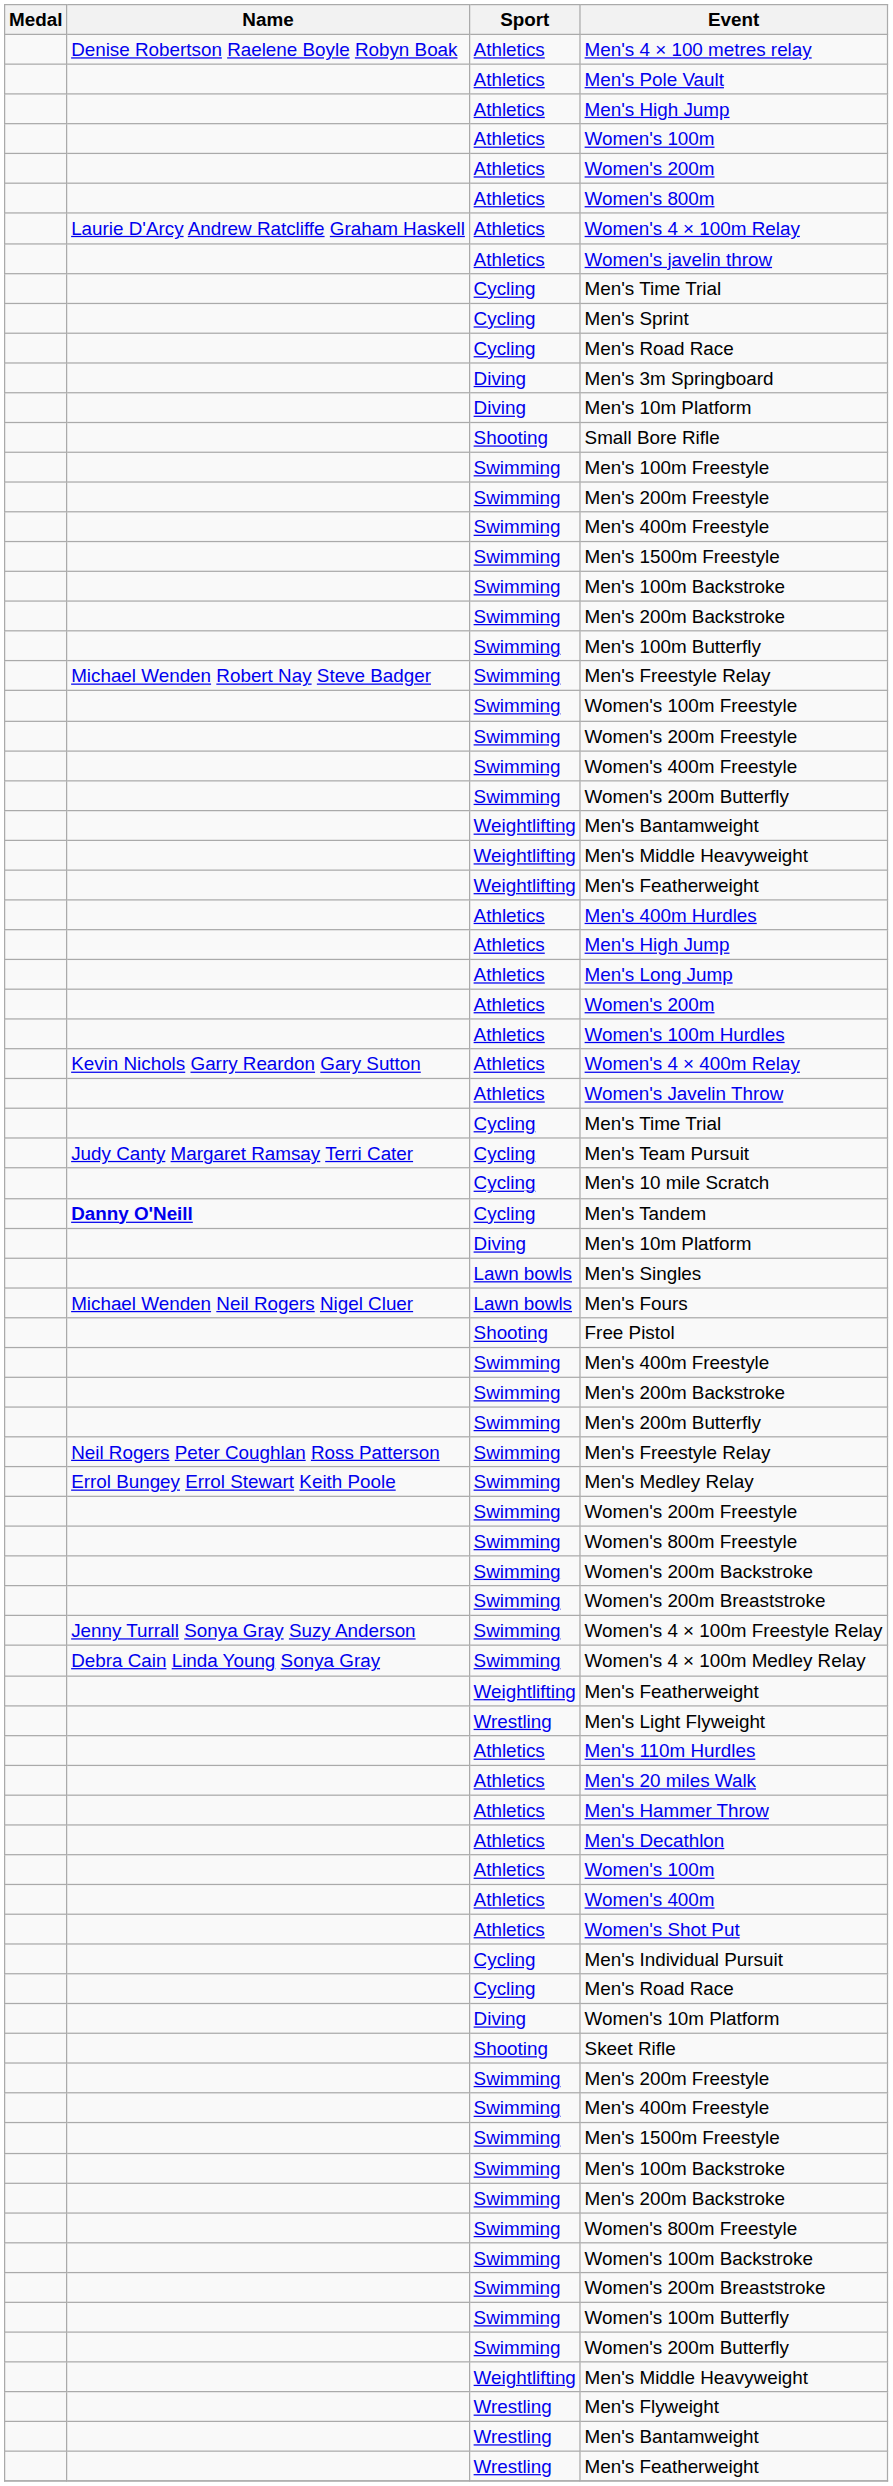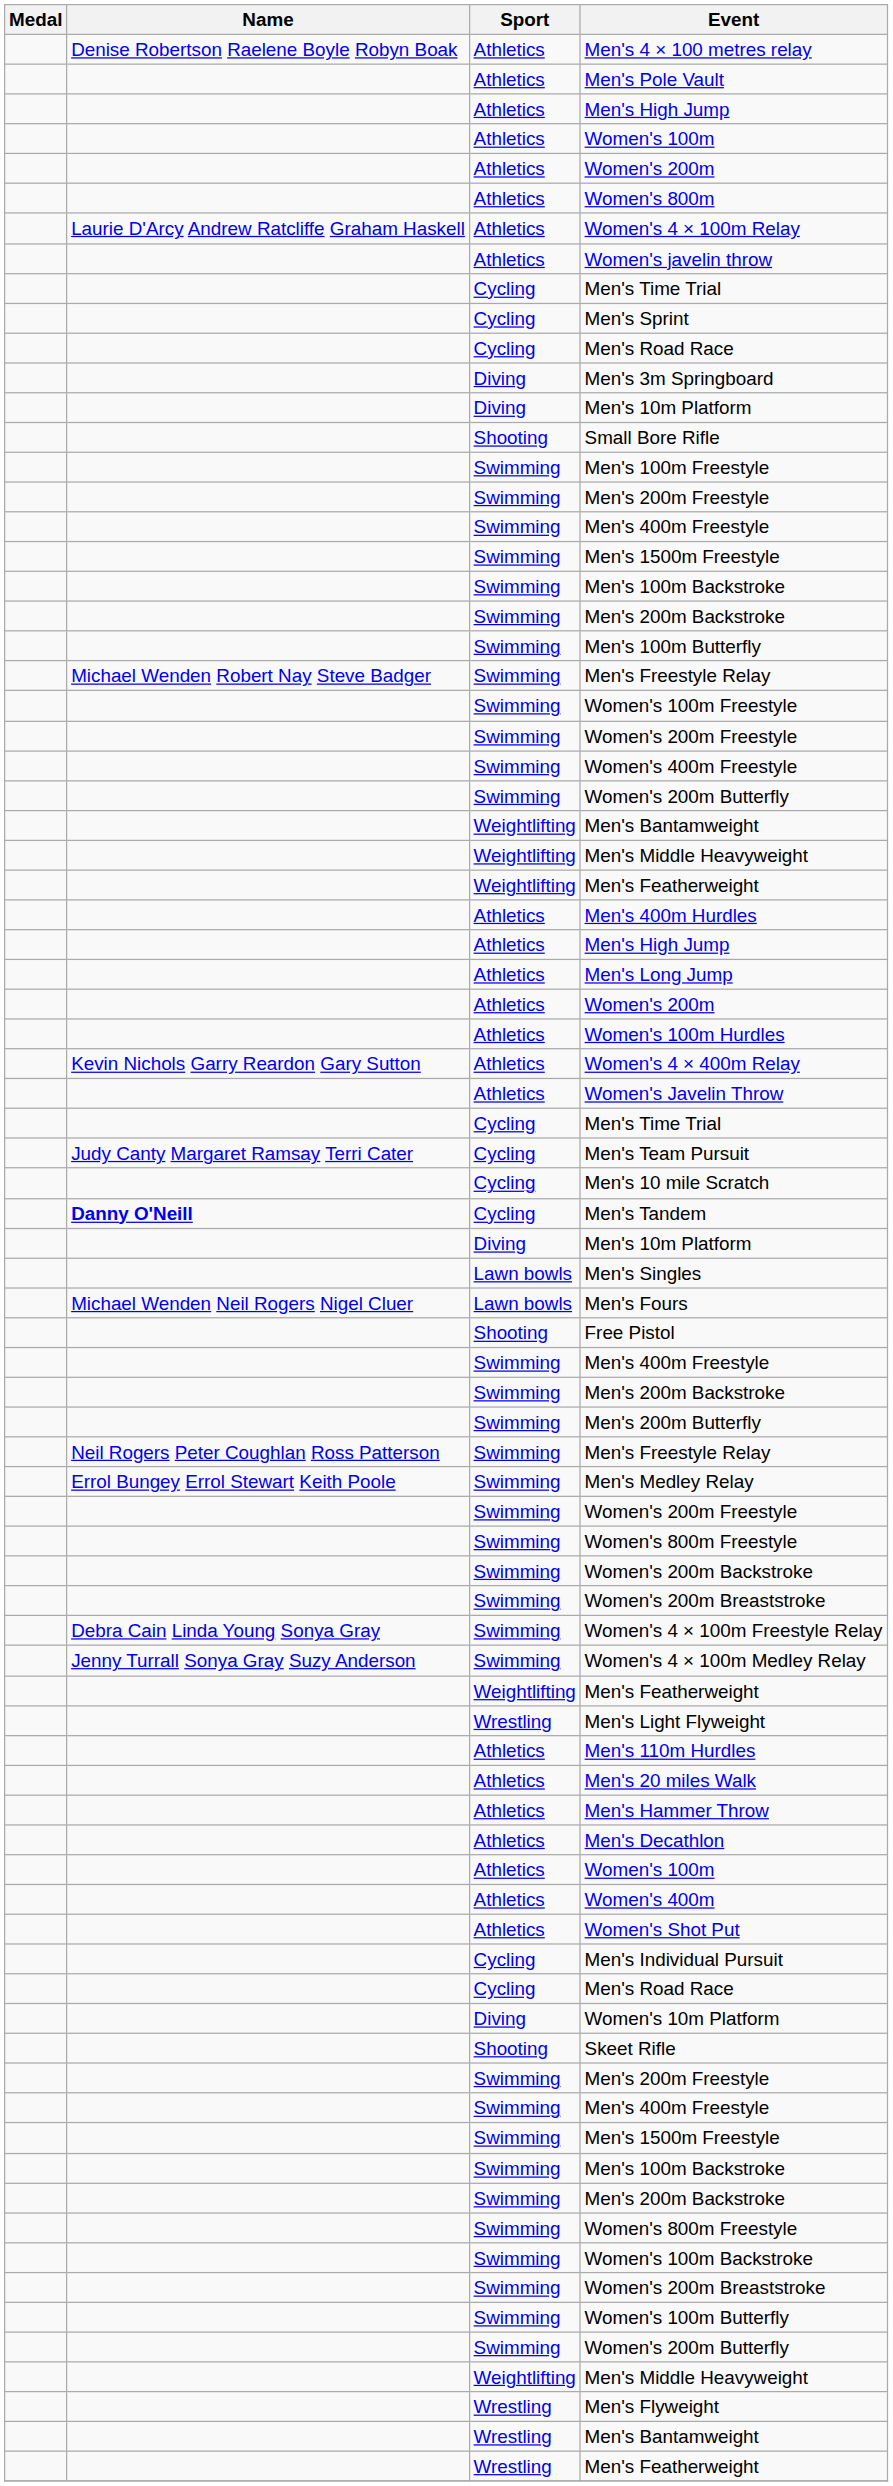(243, 1631) Jenny Turrall Sonya Gray Suzy Anderson -> (226, 1631) Debra Cain Linda Young Sonya Gray
(226, 1661) Debra Cain Linda Young Sonya Gray -> (243, 1661) Jenny Turrall Sonya Gray Suzy Anderson
